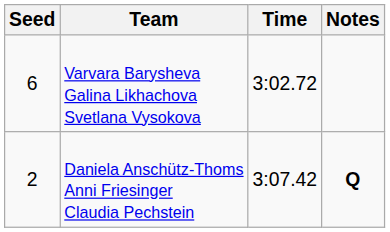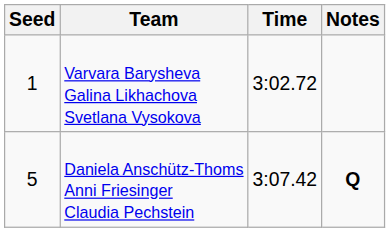(32, 83) 6 -> (32, 83) 1
(32, 179) 2 -> (32, 179) 5
